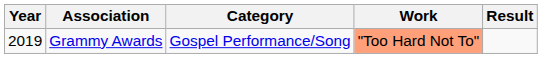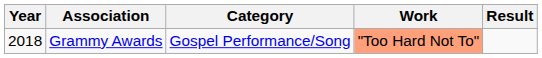(25, 41) 2019 -> (25, 41) 2018
